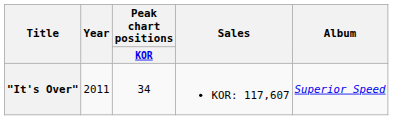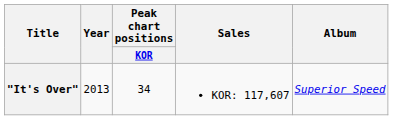(97, 89) 2011 -> (97, 89) 2013
